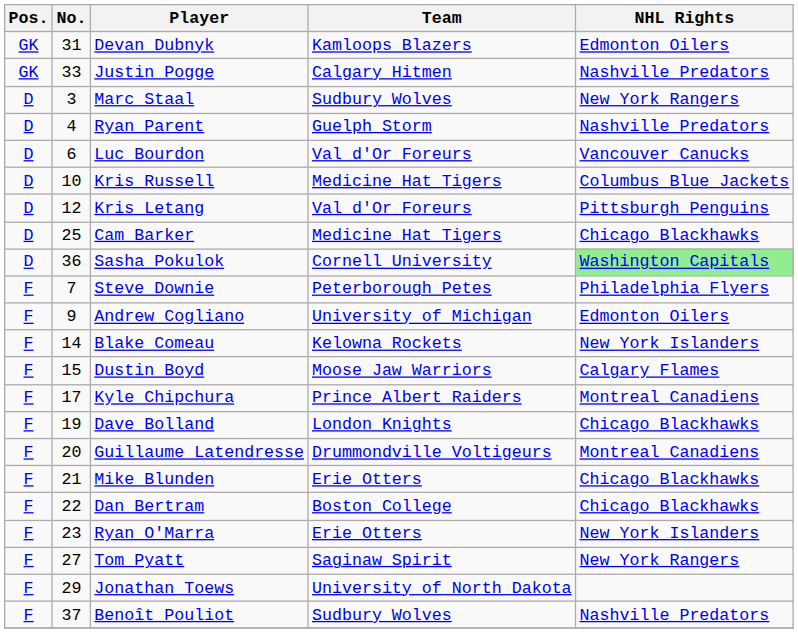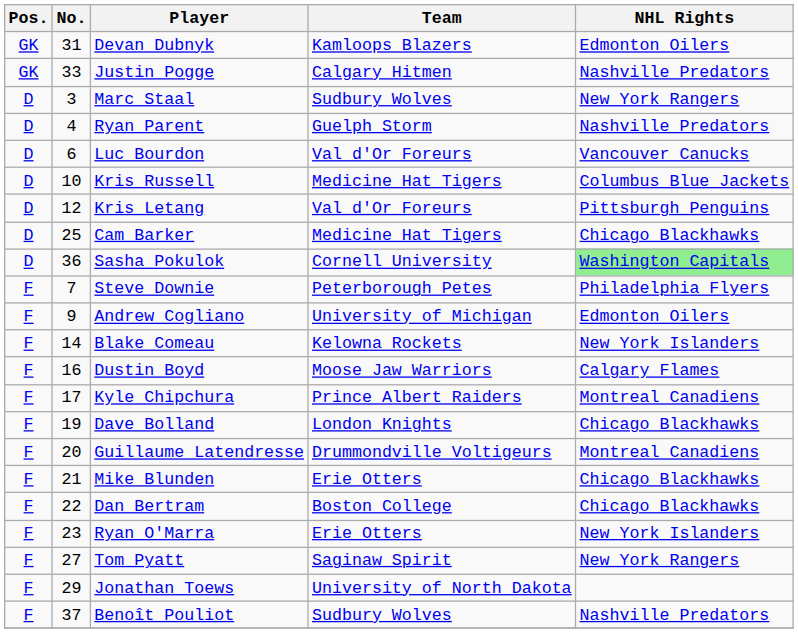(71, 371) 15 -> (71, 371) 16
